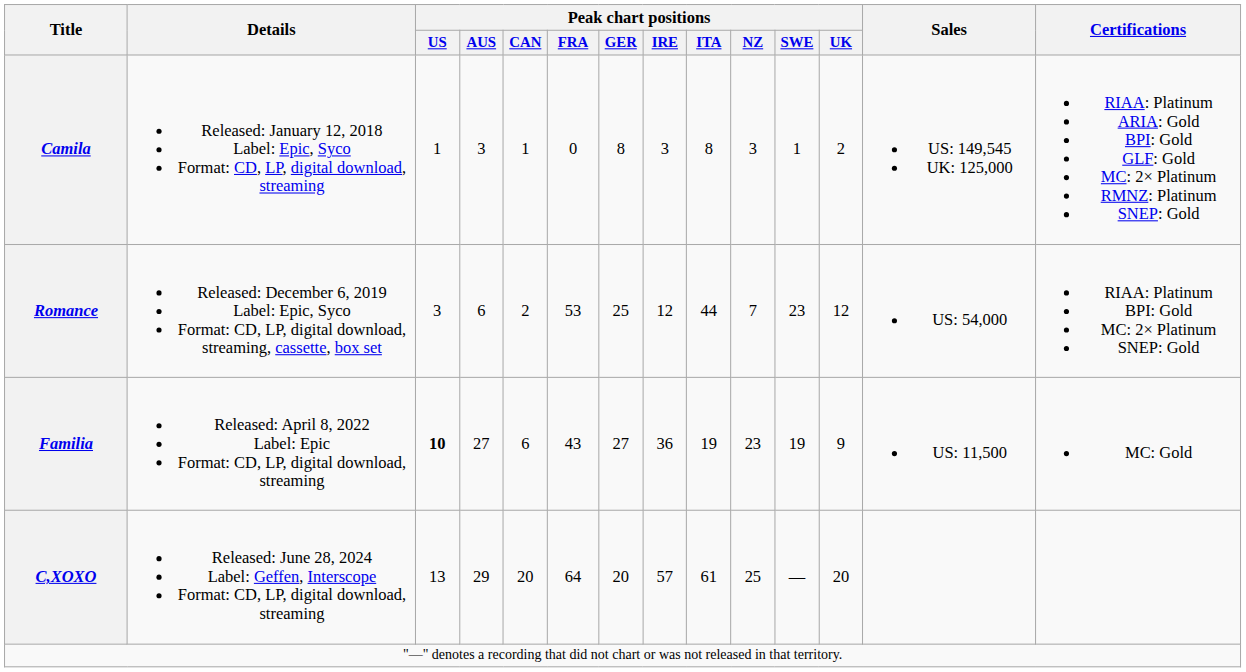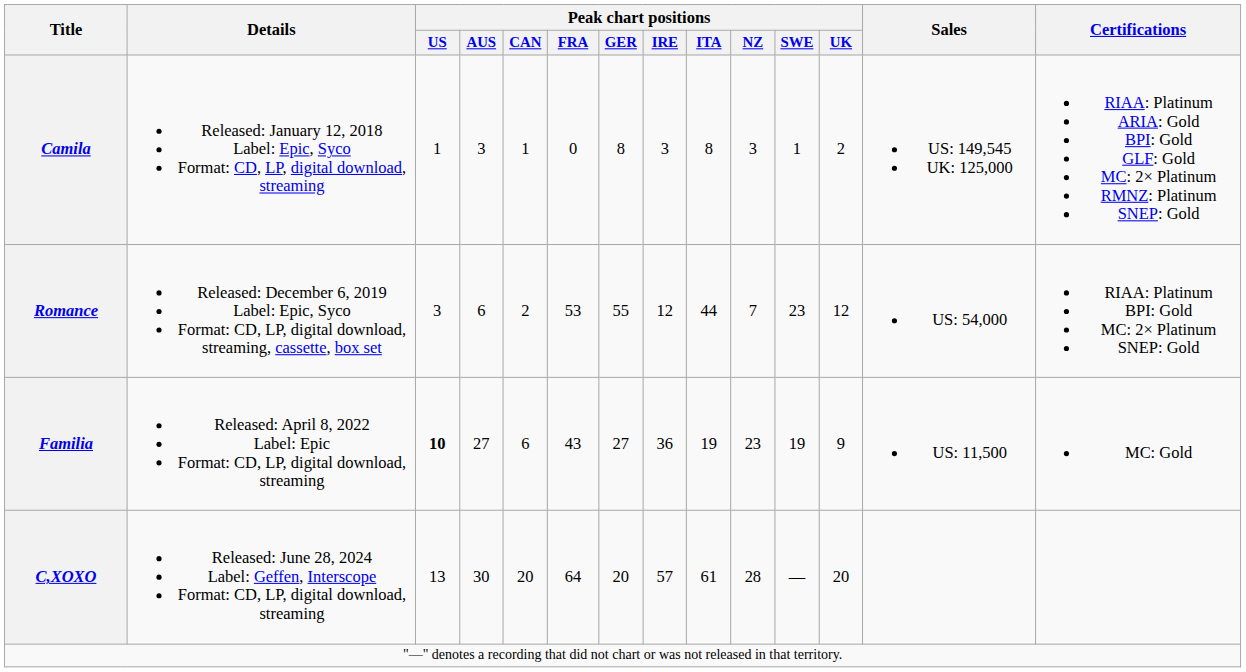(621, 310) 25 -> (621, 310) 55
(481, 577) 29 -> (481, 577) 30
(753, 577) 25 -> (753, 577) 28
